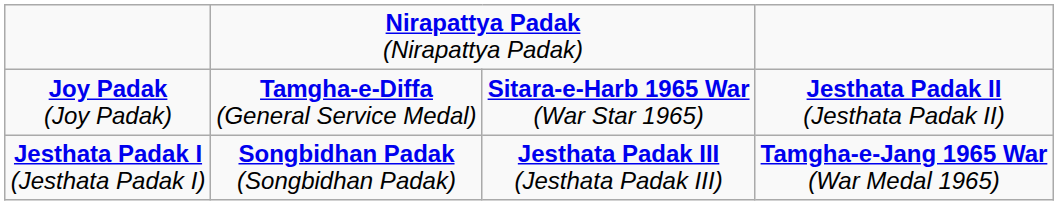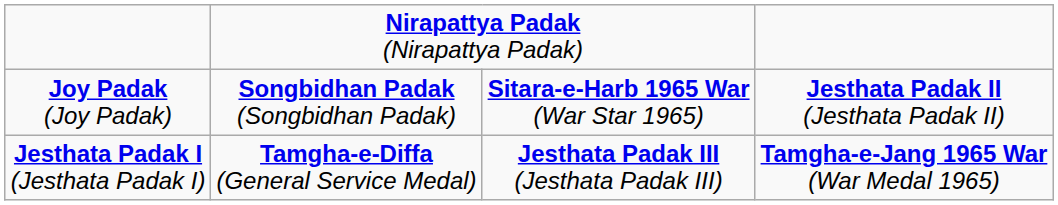(347, 102) Tamgha-e-Diffa (General Service Medal) -> (347, 102) Songbidhan Padak (Songbidhan Padak)
(347, 167) Songbidhan Padak (Songbidhan Padak) -> (347, 167) Tamgha-e-Diffa (General Service Medal)
